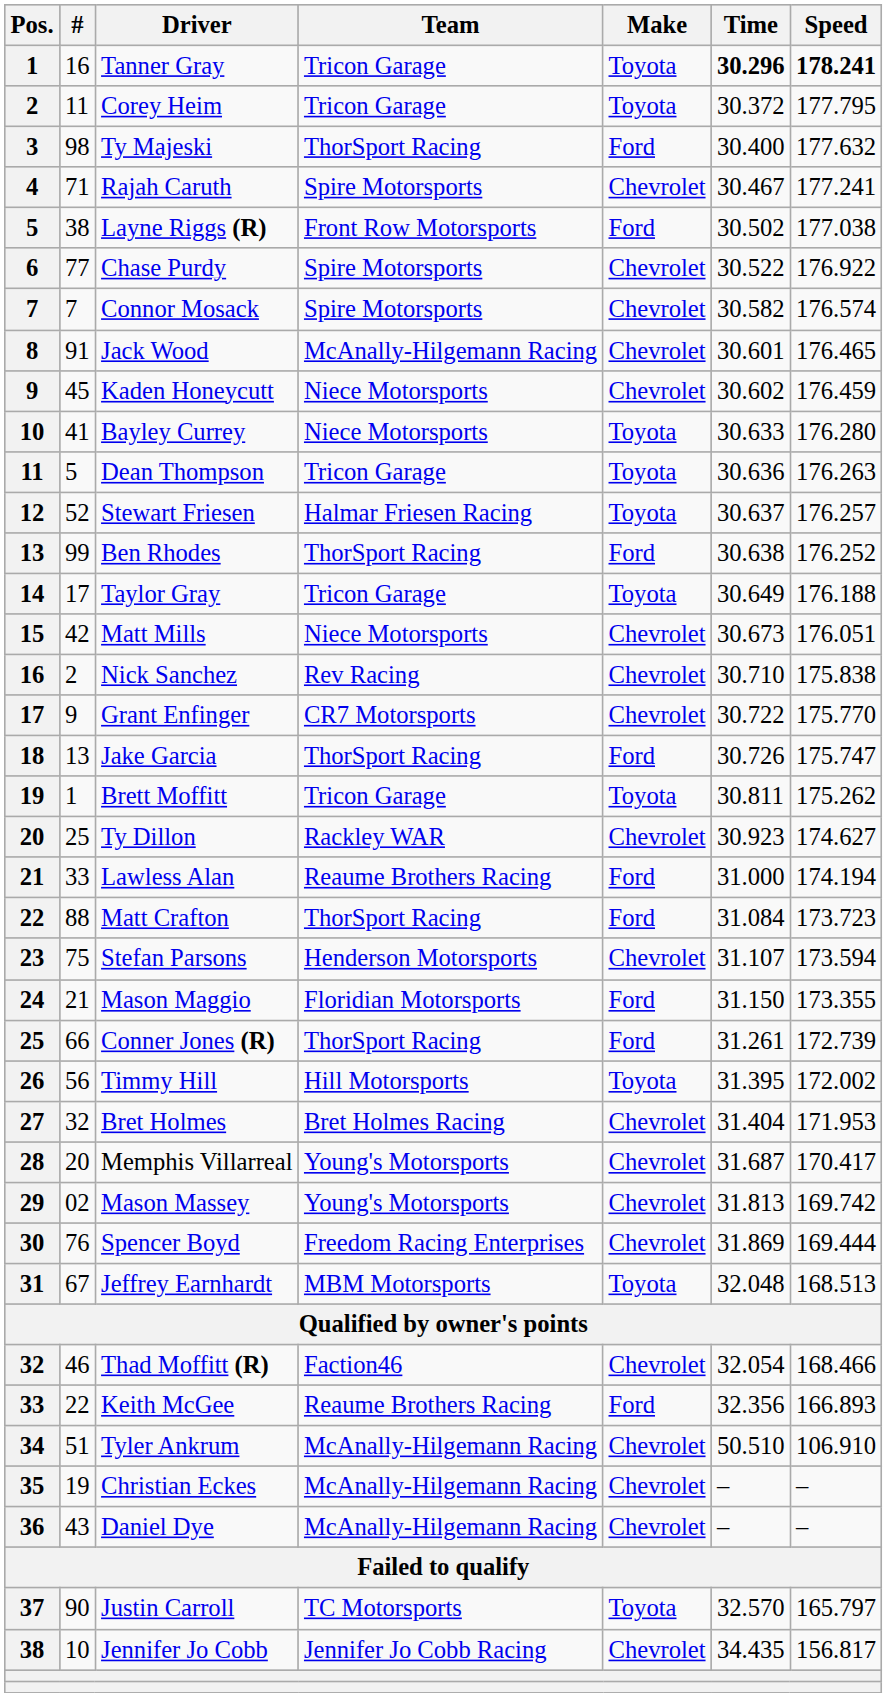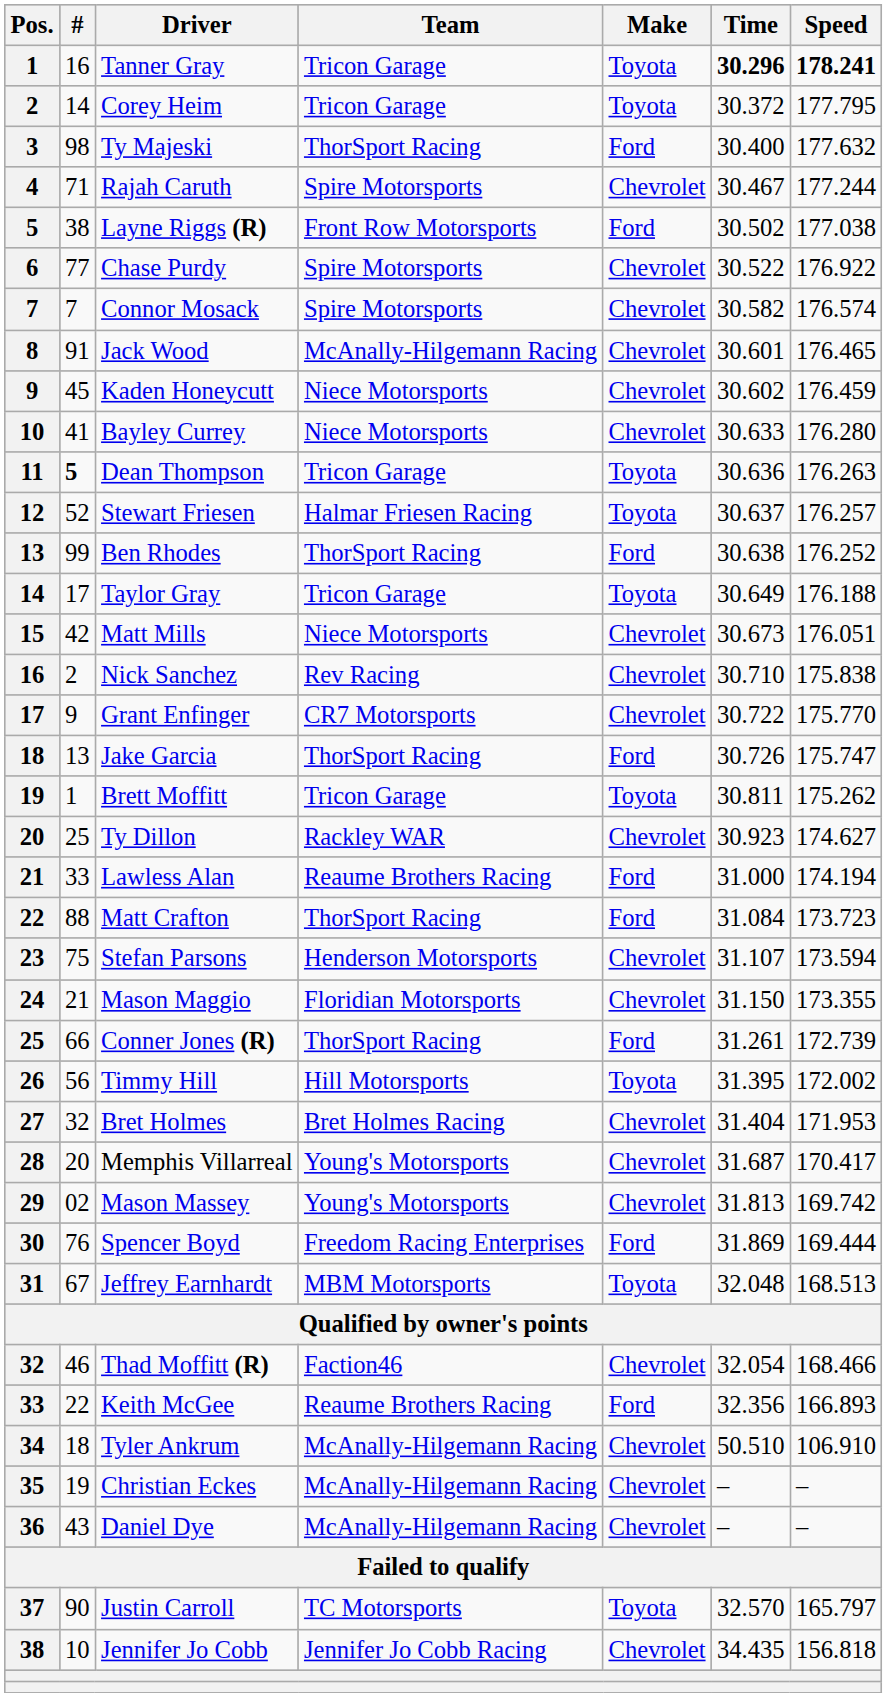(77, 106) 11 -> (77, 106) 14
(836, 187) 177.241 -> (836, 187) 177.244
(643, 431) Toyota -> (657, 431) Chevrolet
(71, 471) normal -> (71, 471) bold
(632, 999) Ford -> (657, 999) Chevrolet
(657, 1243) Chevrolet -> (632, 1243) Ford
(77, 1446) 51 -> (77, 1446) 18
(836, 1649) 156.817 -> (836, 1649) 156.818
